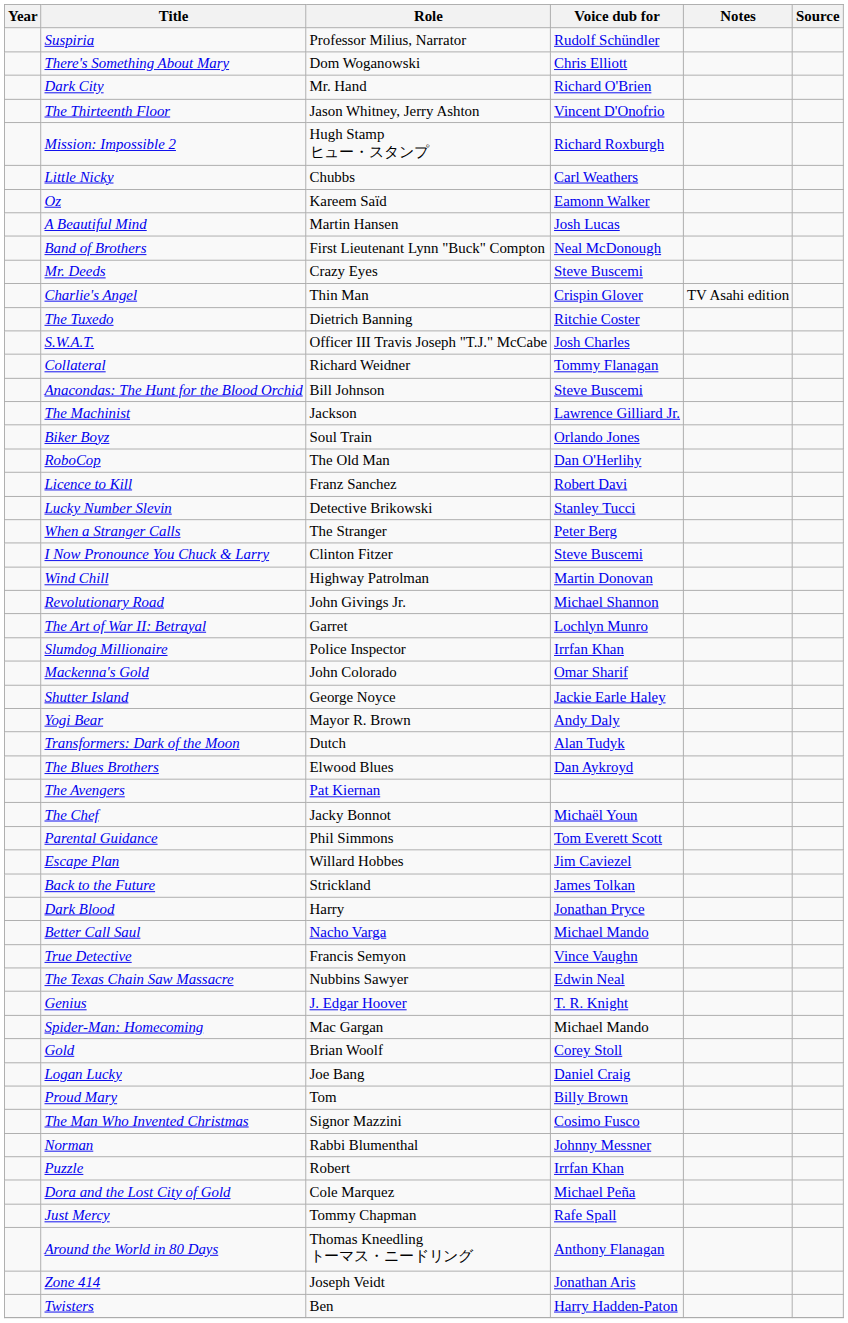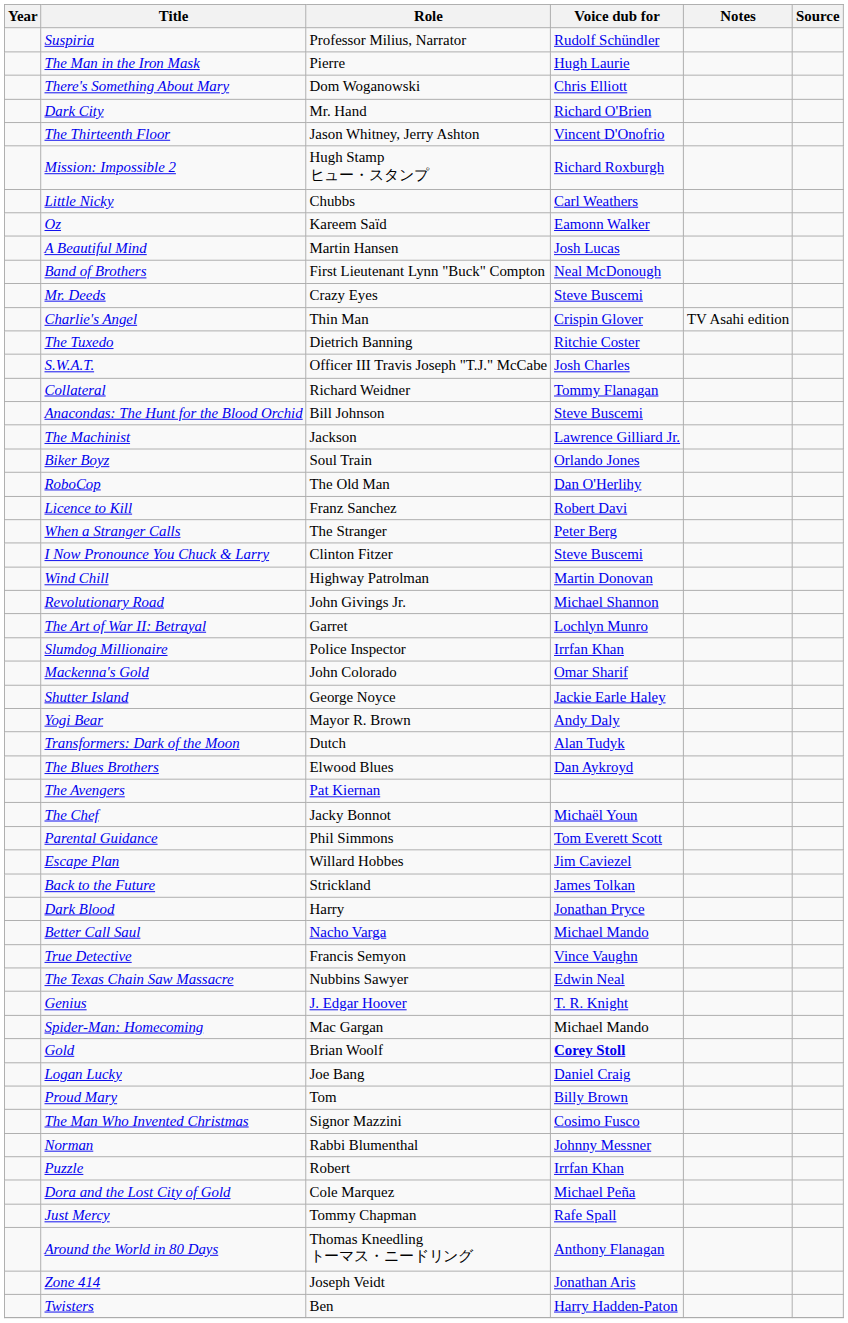+ row: (122, 63)
- row: (108, 507)
(588, 1050) normal -> (590, 1050) bold
